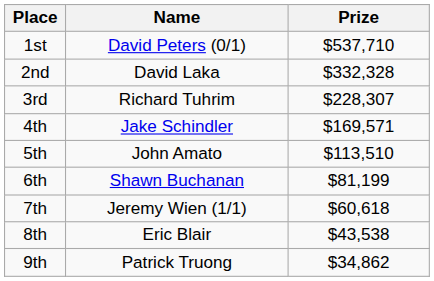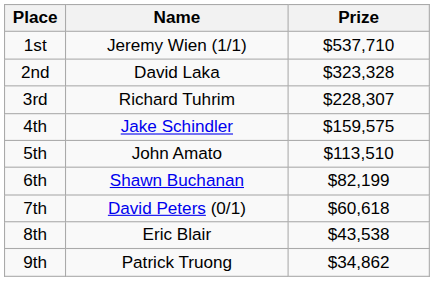(177, 45) David Peters (0/1) -> (177, 45) Jeremy Wien (1/1)
(359, 72) $332,328 -> (359, 72) $323,328
(359, 126) $169,571 -> (359, 126) $159,575
(359, 180) $81,199 -> (359, 180) $82,199
(177, 208) Jeremy Wien (1/1) -> (177, 208) David Peters (0/1)
